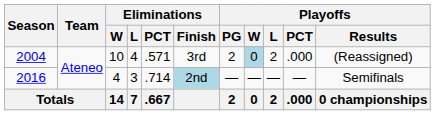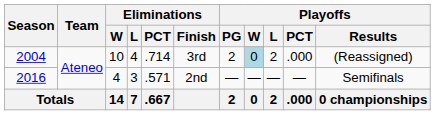(157, 57) .571 -> (157, 57) .714
(157, 78) .714 -> (157, 78) .571
(196, 78) lightblue background -> (196, 78) no background
